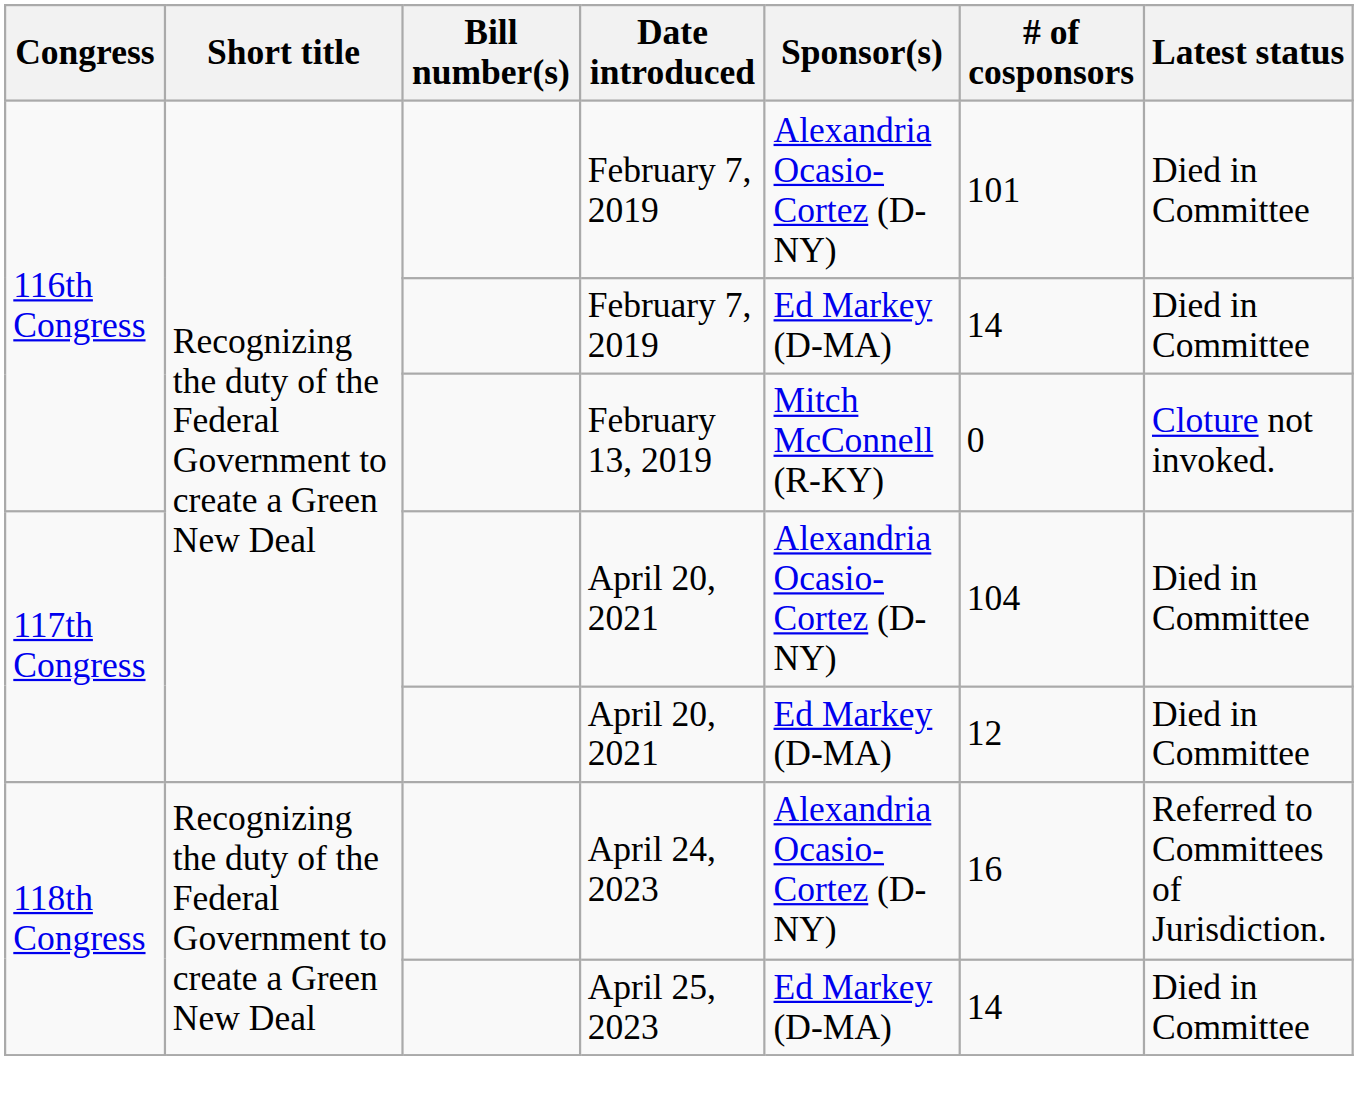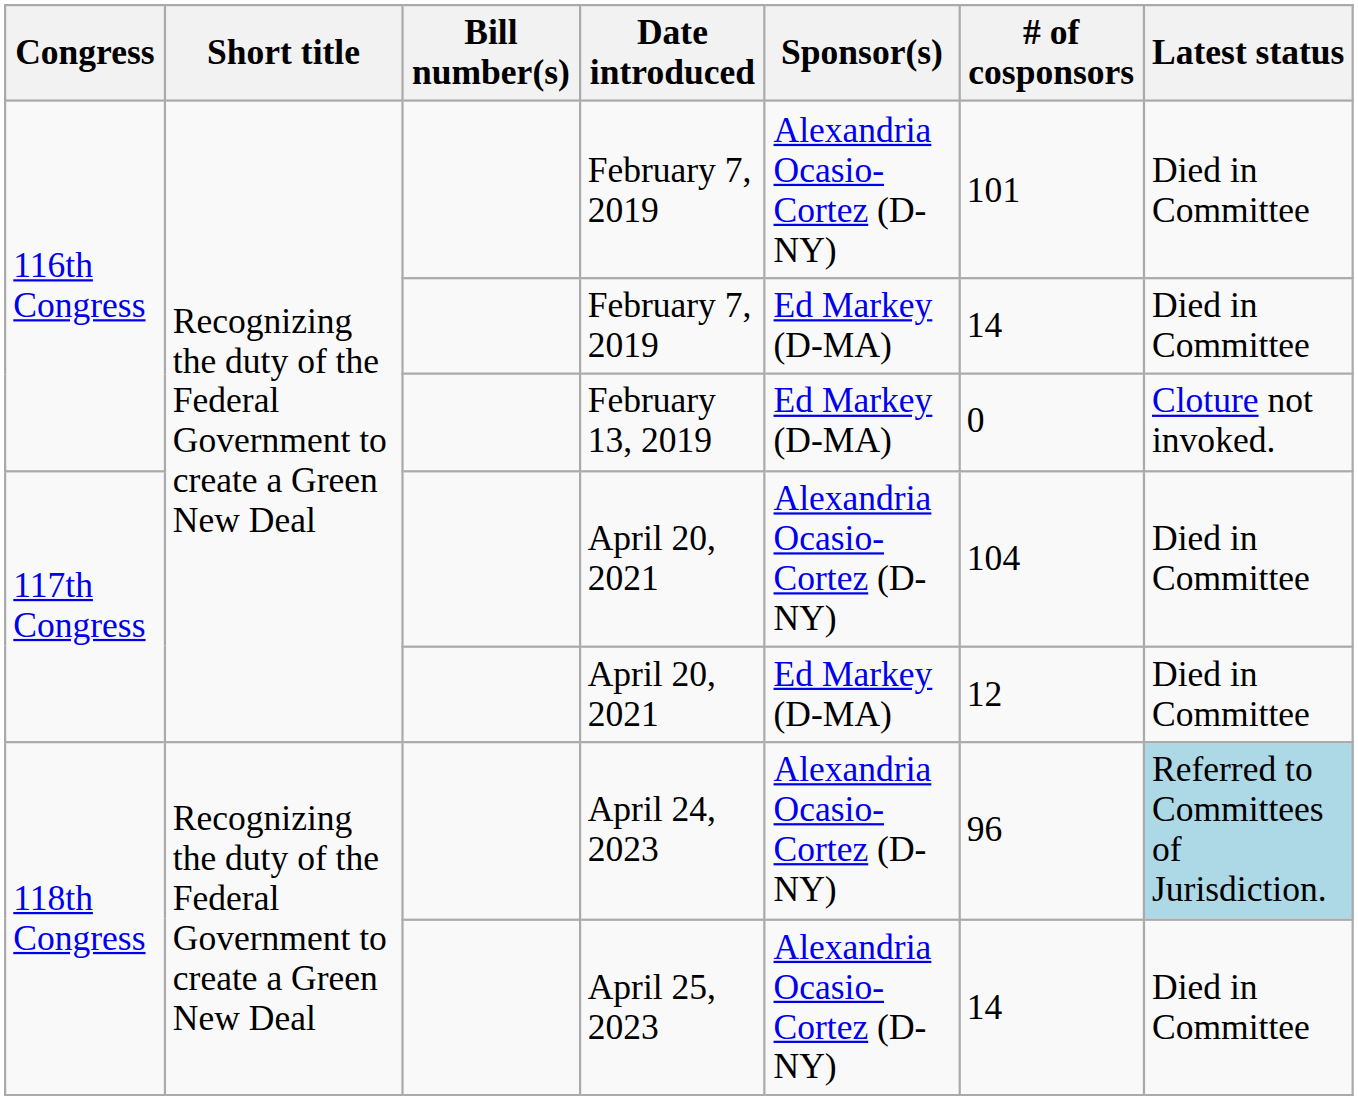(853, 441) Mitch McConnell (R-KY) -> (853, 421) Ed Markey (D-MA)
(985, 870) 16 -> (985, 830) 96
(1239, 870) no background -> (1239, 830) lightblue background
(853, 1006) Ed Markey (D-MA) -> (852, 1006) Alexandria Ocasio-Cortez (D-NY)
